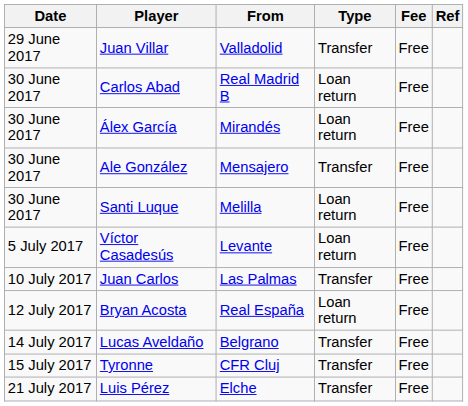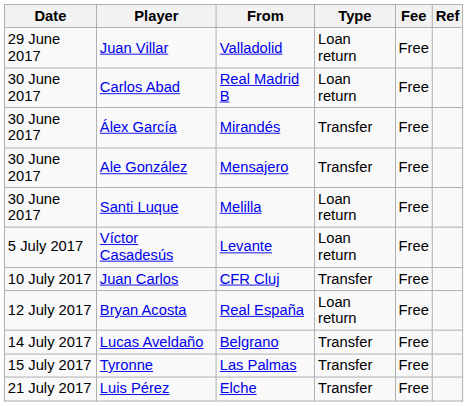(345, 47) Transfer -> (337, 47) Loan return
(337, 127) Loan return -> (345, 127) Transfer
(258, 278) Las Palmas -> (250, 278) CFR Cluj
(250, 365) CFR Cluj -> (258, 365) Las Palmas
